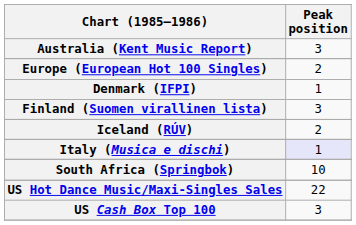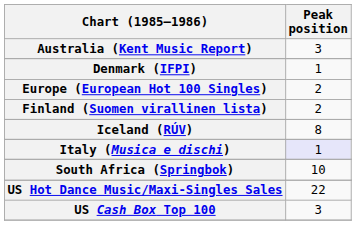rows swapped: (145, 89) <-> (145, 69)
(318, 109) 3 -> (318, 109) 2
(318, 129) 2 -> (318, 129) 8
